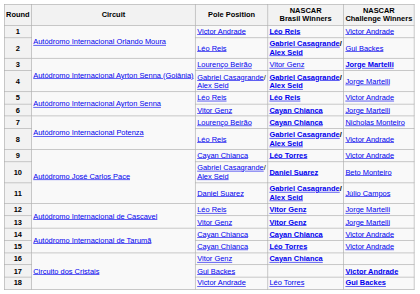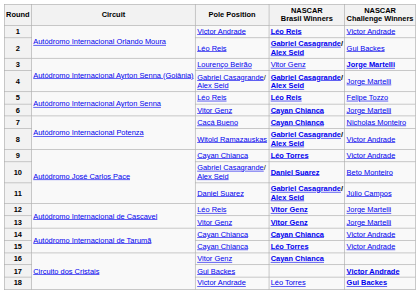(370, 98) Victor Andrade -> (367, 98) Felipe Tozzo
(224, 122) Lourenço Beirão -> (218, 122) Cacá Bueno
(212, 139) Léo Reis -> (232, 139) Witold Ramazauskas
